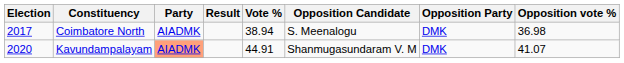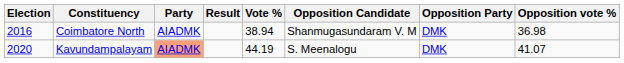(19, 31) 2017 -> (19, 31) 2016
(322, 31) S. Meenalogu -> (352, 31) Shanmugasundaram V. M
(259, 49) 44.91 -> (259, 49) 44.19
(352, 49) Shanmugasundaram V. M -> (322, 49) S. Meenalogu
